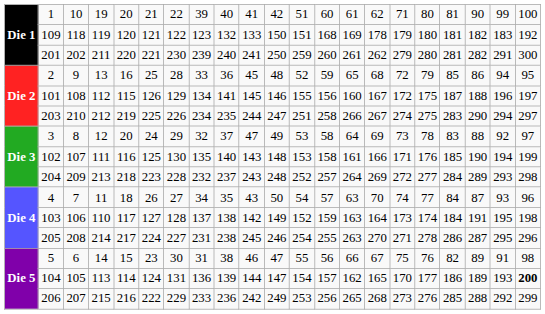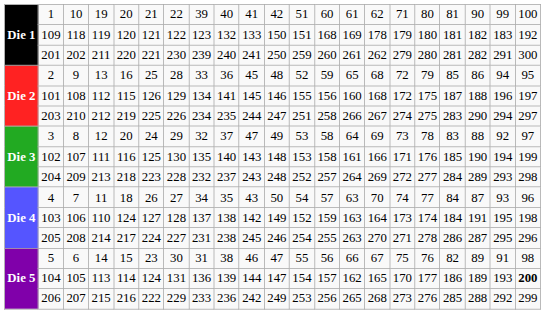(377, 95) 167 -> (377, 95) 168
(126, 217) 117 -> (126, 217) 124
